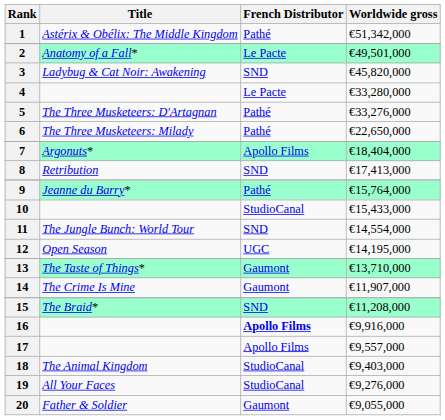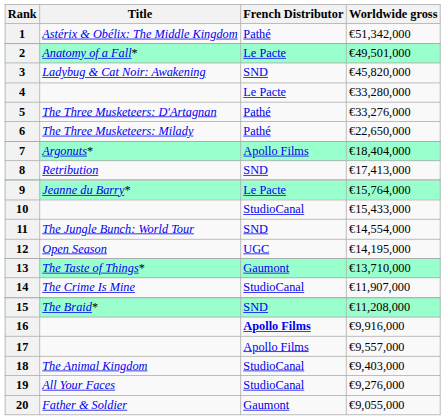(257, 190) Pathé -> (265, 190) Le Pacte
(266, 287) Gaumont -> (274, 287) StudioCanal
